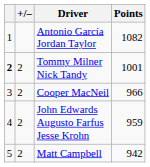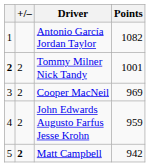(135, 92) 966 -> (135, 92) 969
(20, 153) normal -> (20, 153) bold
